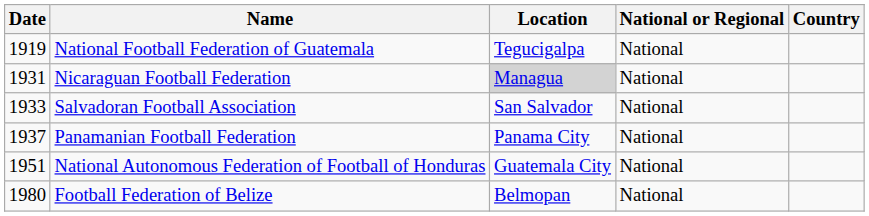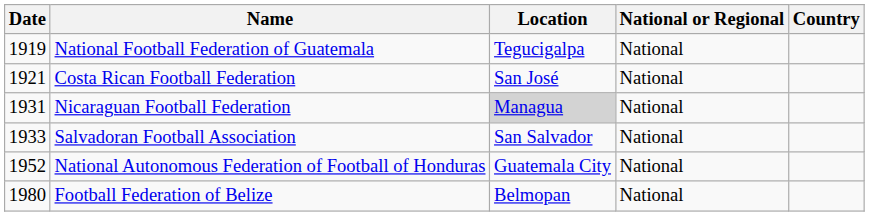+ row: (175, 78)
- row: (175, 136)
(27, 166) 1951 -> (27, 166) 1952
